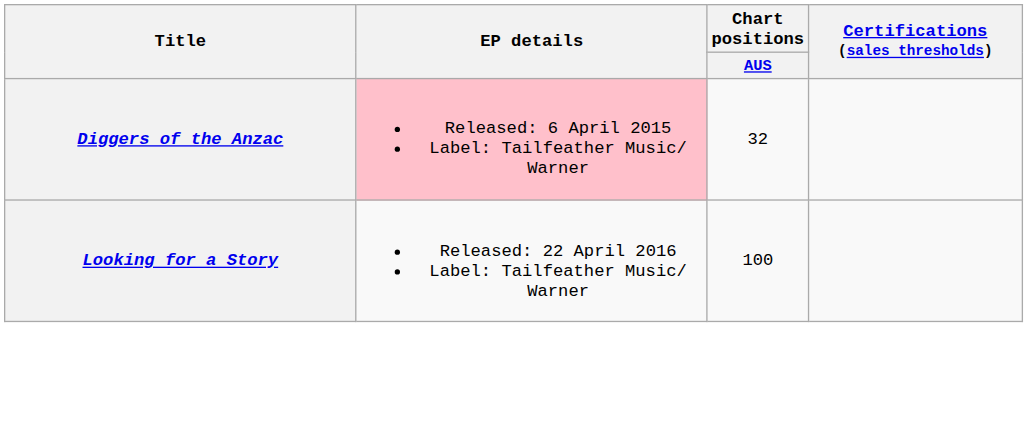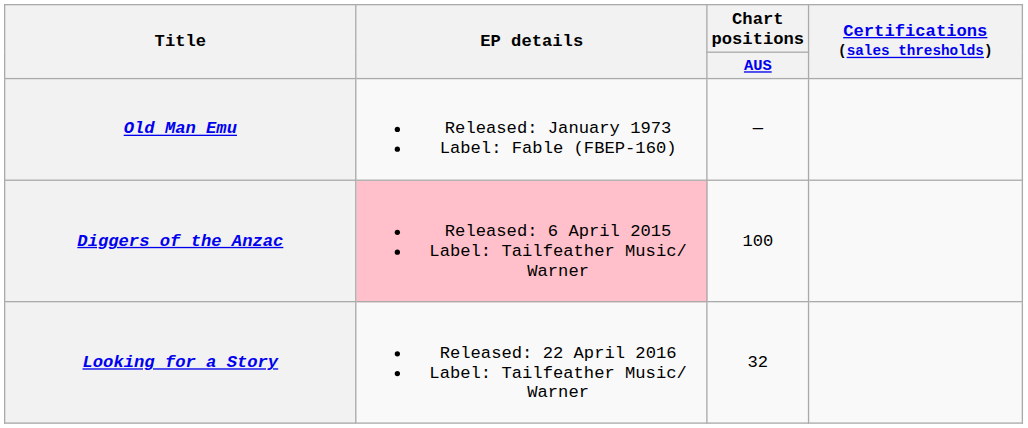+ row: (180, 129)
(758, 139) 32 -> (758, 241) 100
(758, 261) 100 -> (758, 363) 32
